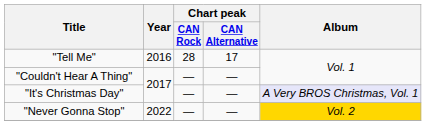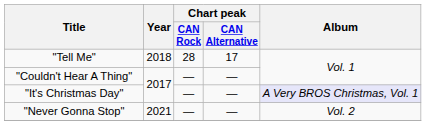(159, 58) 2016 -> (159, 58) 2018
(159, 111) 2022 -> (159, 111) 2021
(341, 111) gold background -> (341, 111) no background
